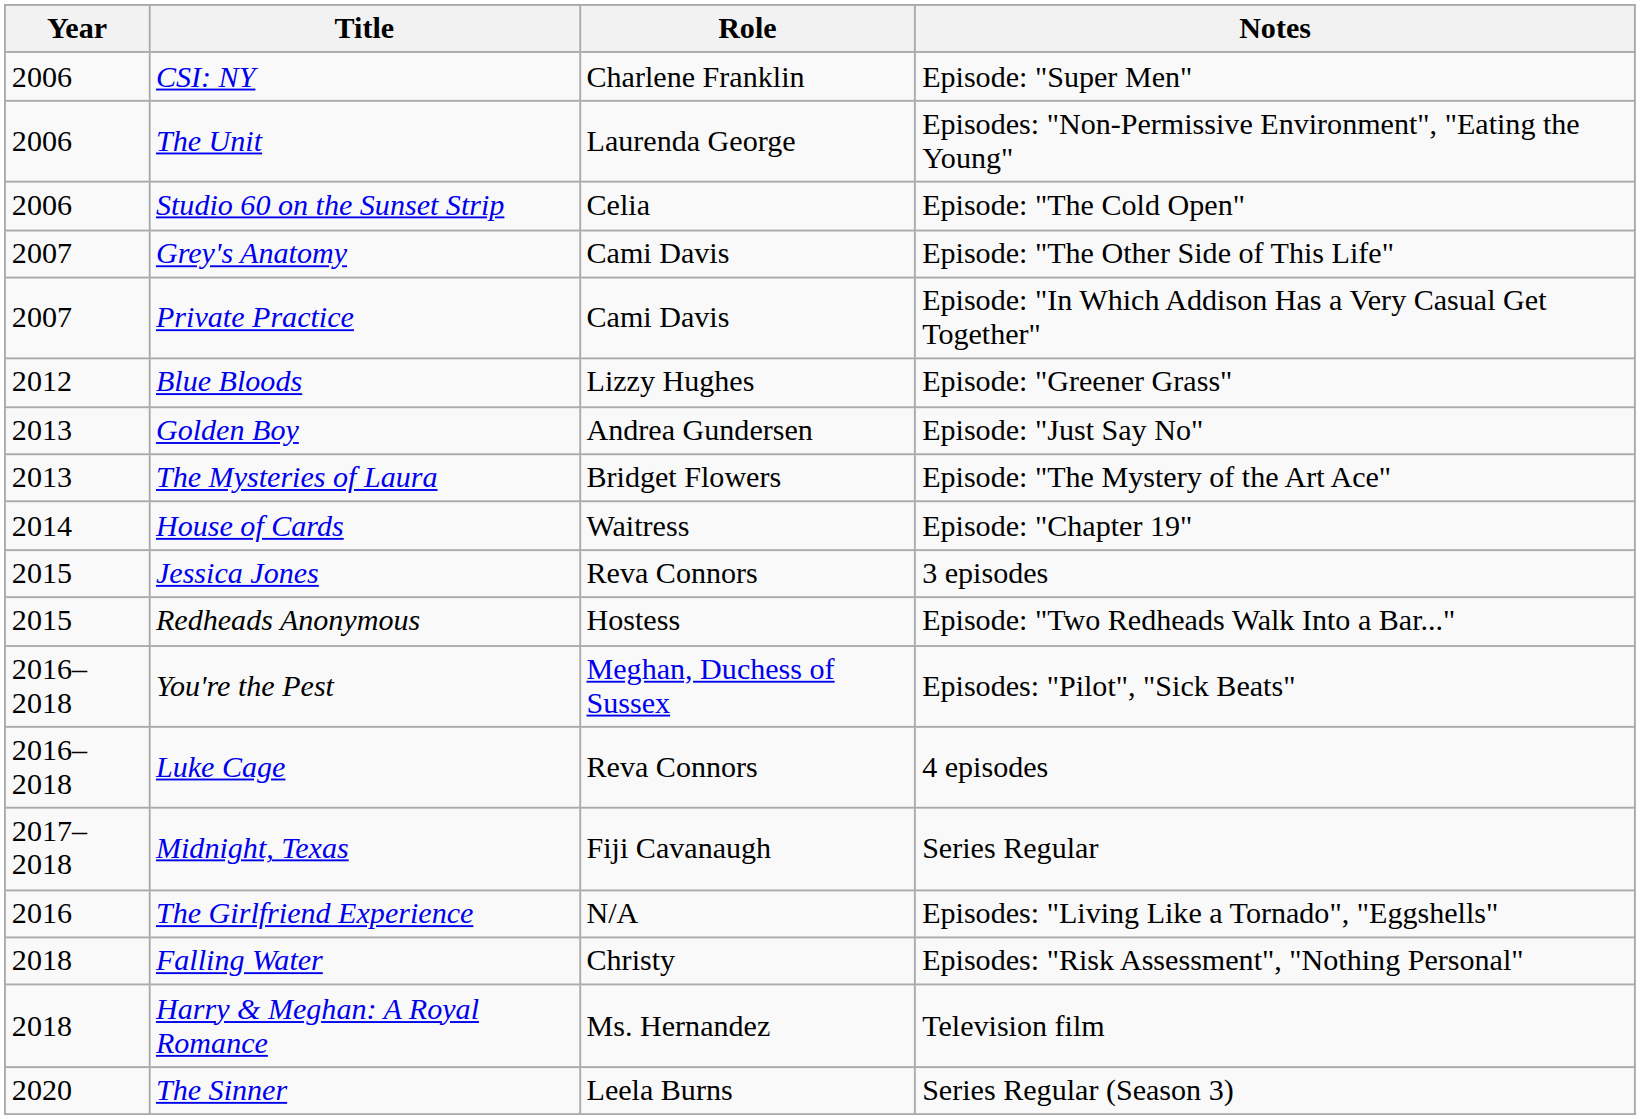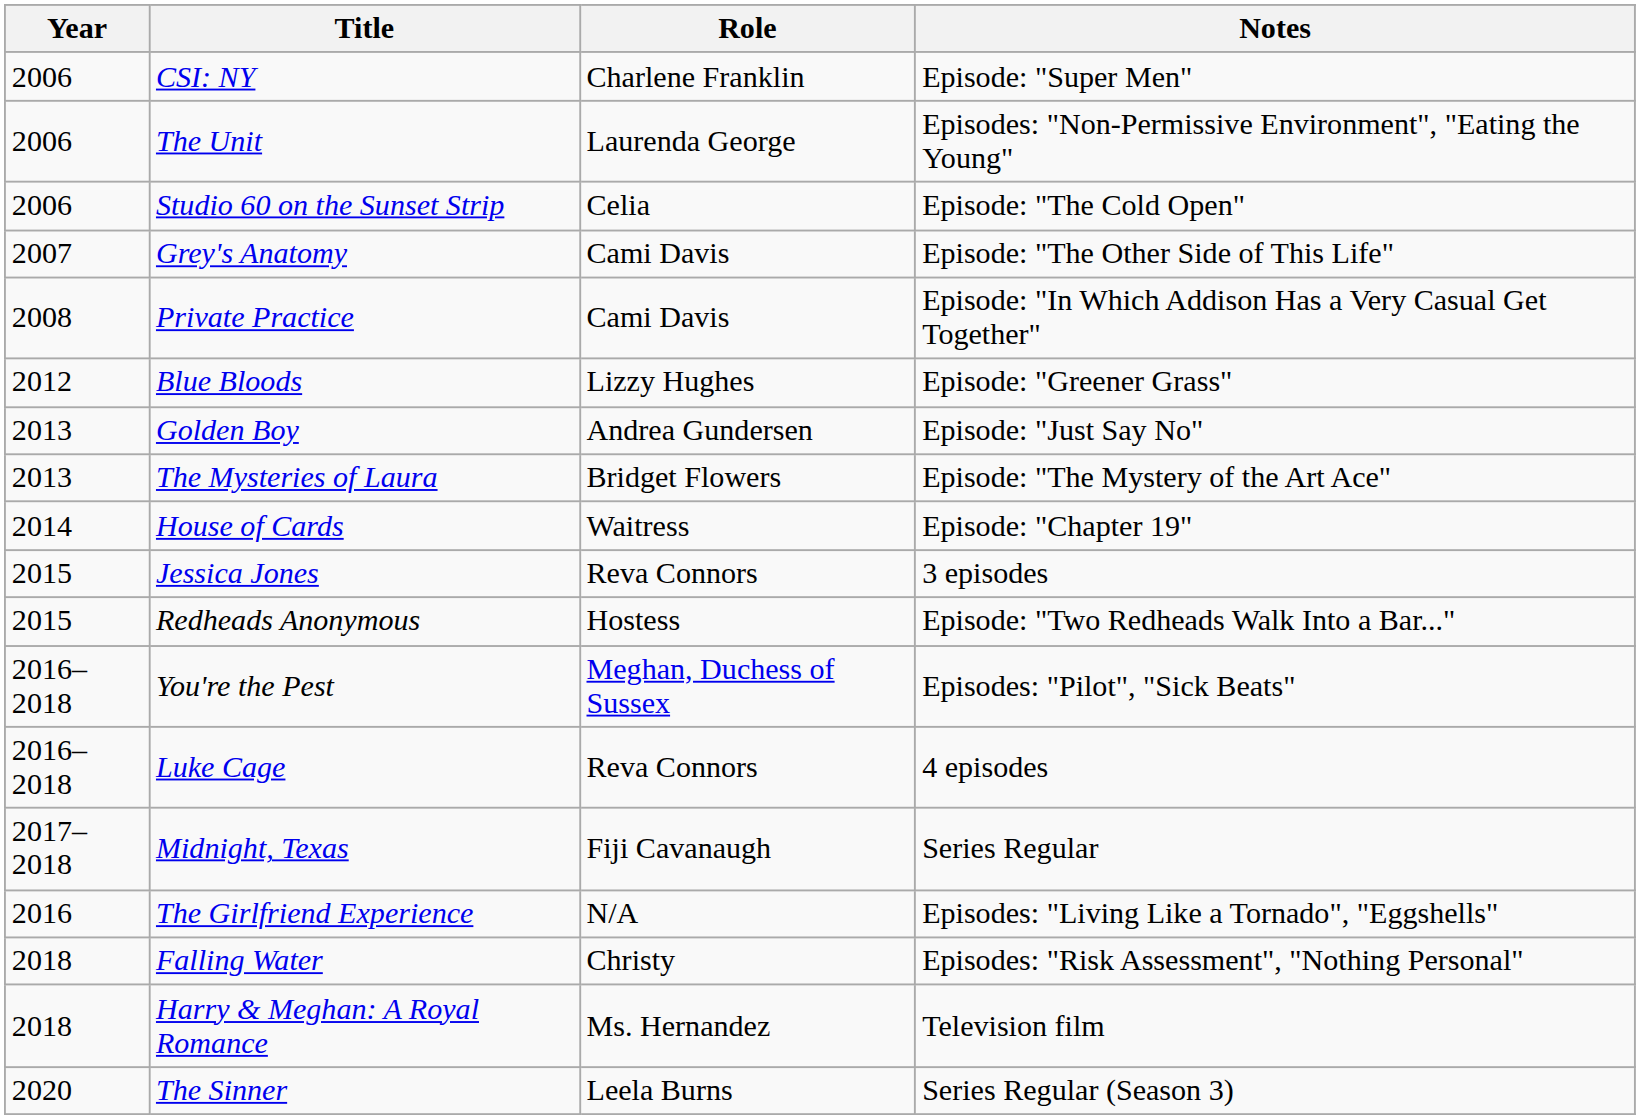(42, 317) 2007 -> (42, 317) 2008
